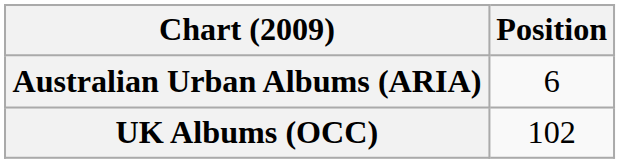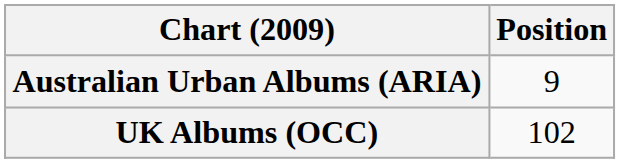(552, 81) 6 -> (552, 81) 9
